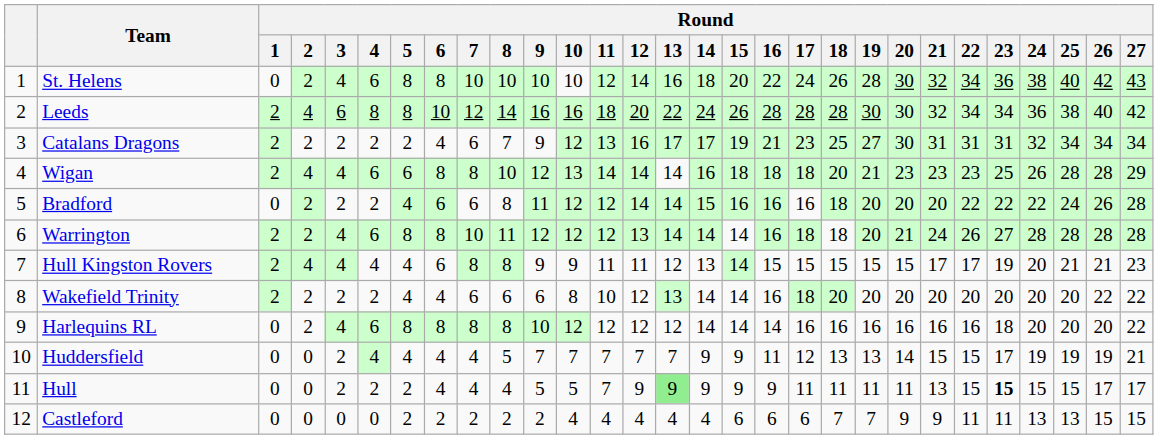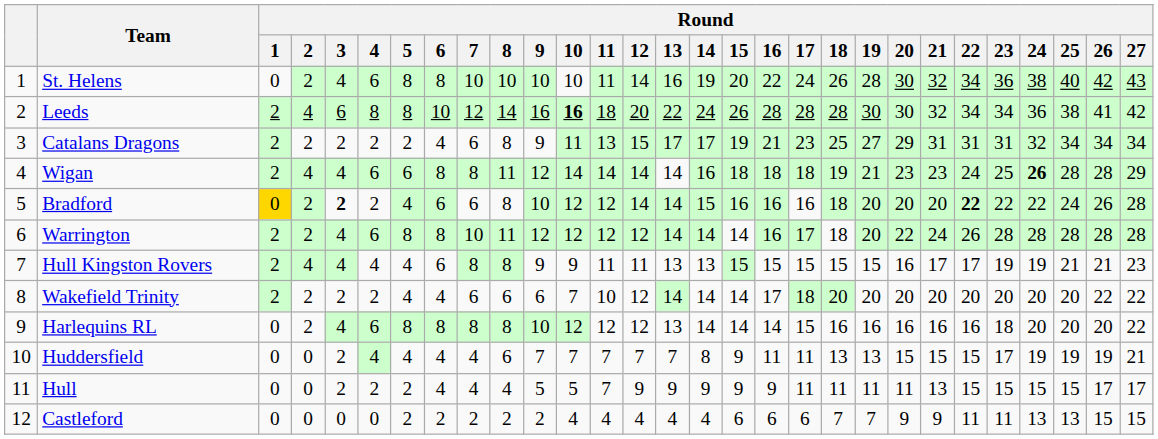(606, 81) 12 -> (606, 81) 11
(706, 81) 18 -> (706, 81) 19
(573, 111) normal -> (573, 111) bold
(1103, 111) 40 -> (1103, 111) 41
(507, 142) 7 -> (507, 142) 8
(573, 142) 12 -> (573, 142) 11
(639, 142) 16 -> (639, 142) 15
(904, 142) 30 -> (904, 142) 29
(507, 173) 10 -> (507, 173) 11
(573, 173) 13 -> (573, 173) 14
(838, 173) 20 -> (838, 173) 19
(971, 173) 23 -> (971, 173) 24
(1037, 173) normal -> (1037, 173) bold
(275, 204) no background -> (275, 204) gold background
(341, 204) normal -> (341, 204) bold
(540, 204) 11 -> (540, 204) 10
(971, 204) normal -> (971, 204) bold
(639, 234) 13 -> (639, 234) 12
(805, 234) 18 -> (805, 234) 17
(904, 234) 21 -> (904, 234) 22
(1004, 234) 27 -> (1004, 234) 28
(672, 265) 12 -> (672, 265) 13
(739, 265) 14 -> (739, 265) 15
(904, 265) 15 -> (904, 265) 16
(1037, 265) 20 -> (1037, 265) 19
(573, 296) 8 -> (573, 296) 7
(672, 296) 13 -> (672, 296) 14
(772, 296) 16 -> (772, 296) 17
(672, 326) 12 -> (672, 326) 13
(805, 326) 16 -> (805, 326) 15
(507, 357) 5 -> (507, 357) 6
(706, 357) 9 -> (706, 357) 8
(805, 357) 12 -> (805, 357) 11
(904, 357) 14 -> (904, 357) 15
(672, 388) lightgreen background -> (672, 388) no background
(1004, 388) bold -> (1004, 388) normal
